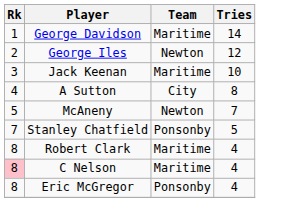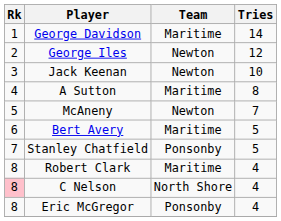(182, 72) Maritime -> (193, 72) Newton
(182, 91) City -> (193, 91) Maritime
+ row: (88, 130)
(182, 168) Maritime -> (193, 188) North Shore
